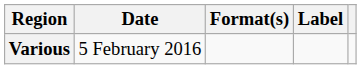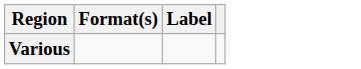- column: (140, 19)
